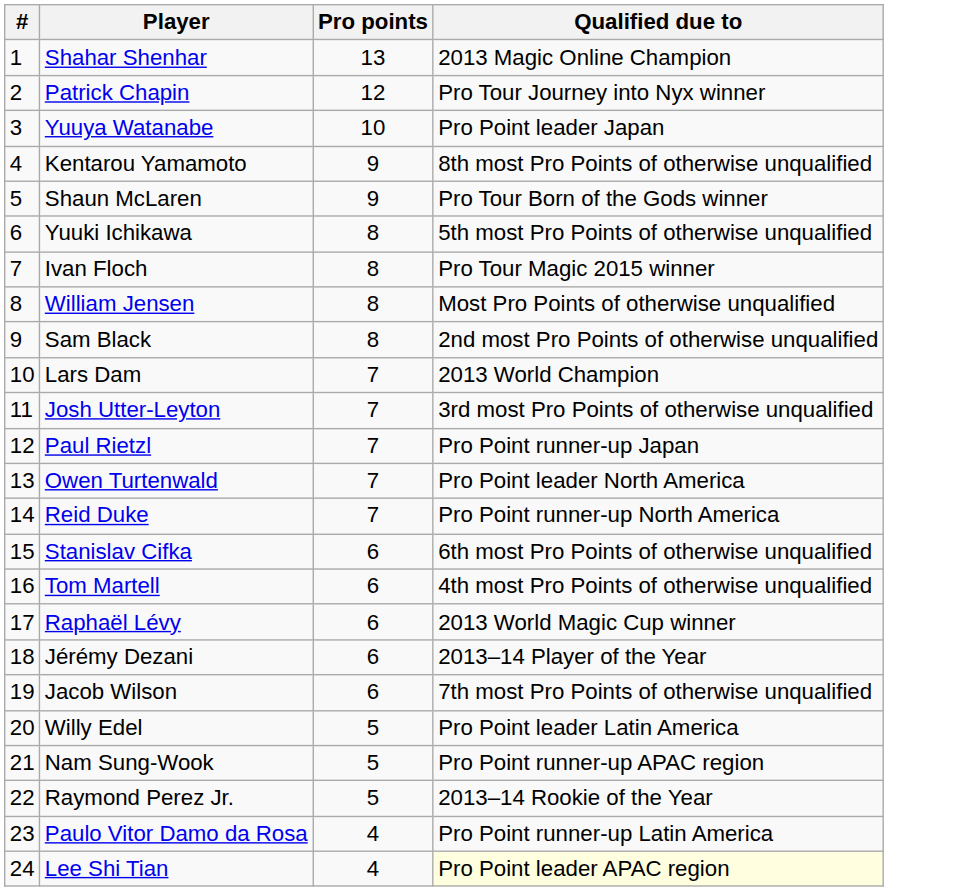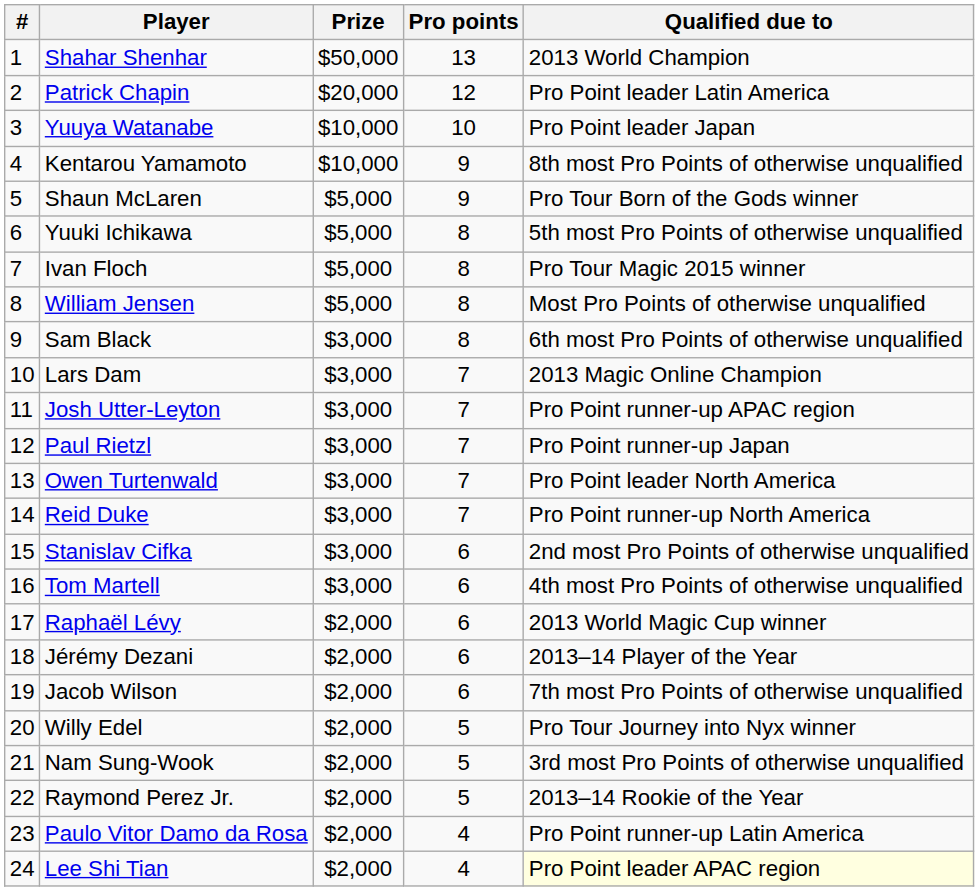+ column: (358, 22)
(585, 57) 2013 Magic Online Champion -> (639, 57) 2013 World Champion
(602, 92) Pro Tour Journey into Nyx winner -> (679, 92) Pro Point leader Latin America
(658, 339) 2nd most Pro Points of otherwise unqualified -> (746, 339) 6th most Pro Points of otherwise unqualified
(549, 374) 2013 World Champion -> (675, 374) 2013 Magic Online Champion
(656, 410) 3rd most Pro Points of otherwise unqualified -> (692, 410) Pro Point runner-up APAC region
(655, 551) 6th most Pro Points of otherwise unqualified -> (749, 551) 2nd most Pro Points of otherwise unqualified
(588, 727) Pro Point leader Latin America -> (692, 727) Pro Tour Journey into Nyx winner
(601, 762) Pro Point runner-up APAC region -> (746, 762) 3rd most Pro Points of otherwise unqualified
